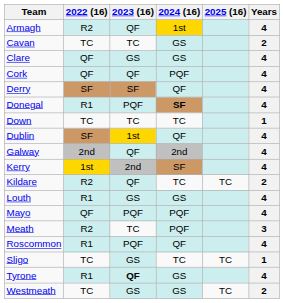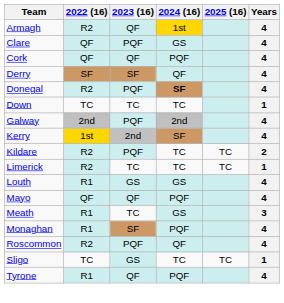- row: (21, 43)
(133, 58) GS -> (133, 43) PQF
(87, 105) R1 -> (87, 89) R2
- row: (20, 136)
(133, 151) QF -> (133, 120) PQF
(133, 182) QF -> (133, 151) PQF
+ row: (25, 167)
(133, 213) PQF -> (133, 197) QF
(87, 228) R2 -> (87, 213) R1
(179, 228) PQF -> (179, 213) GS
+ row: (30, 228)
(87, 244) R1 -> (87, 244) R2
(133, 275) bold -> (133, 275) normal
(179, 275) GS -> (179, 275) PQF
- row: (31, 290)
